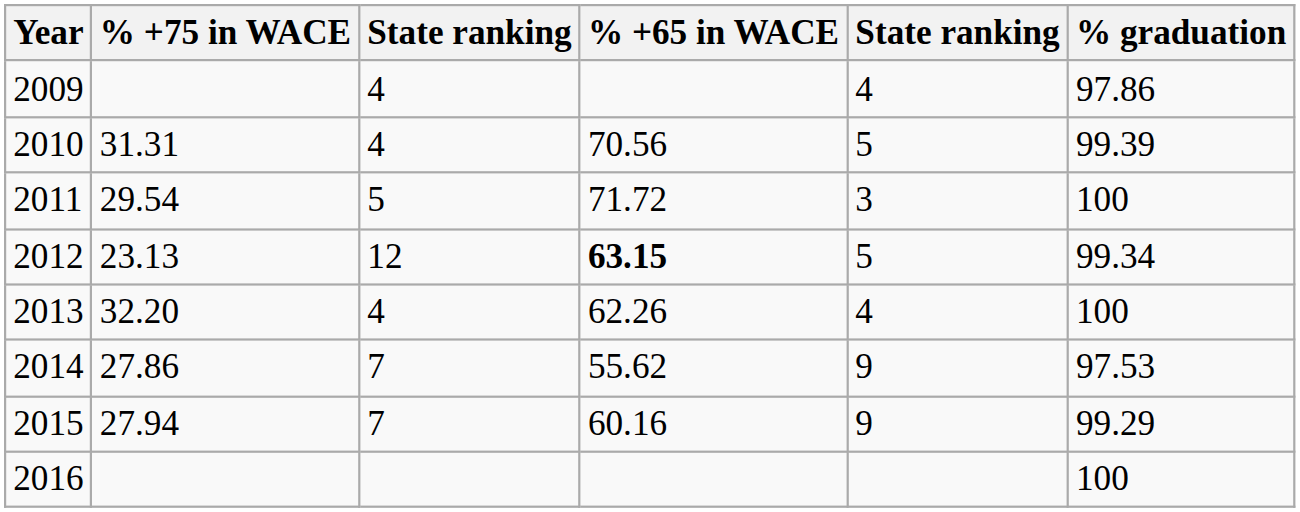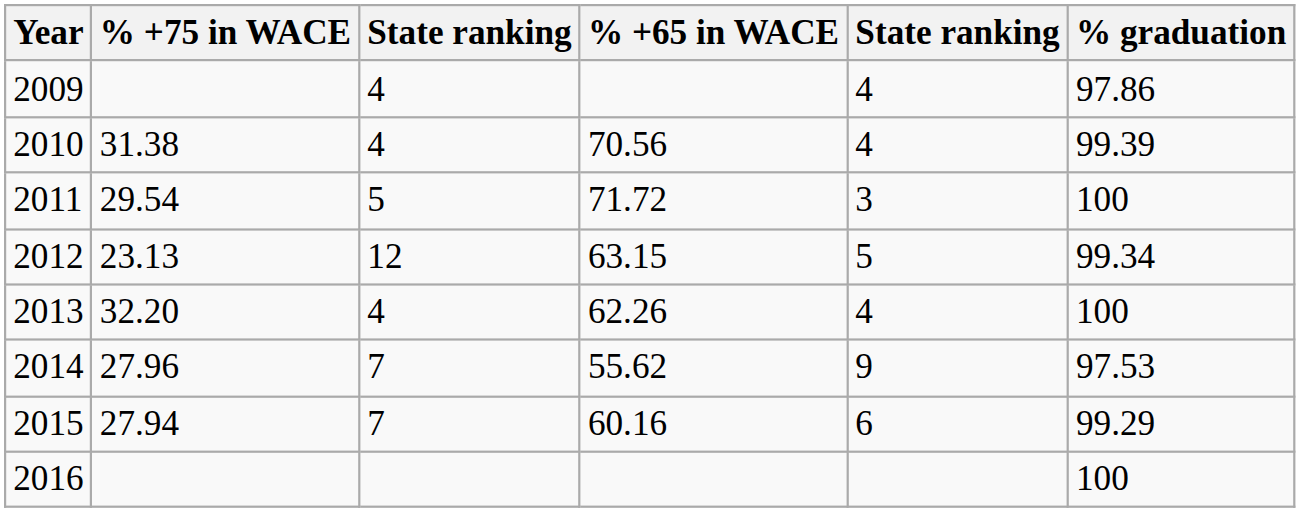(139, 144) 31.31 -> (139, 144) 31.38
(864, 144) 5 -> (864, 144) 4
(627, 255) bold -> (627, 255) normal
(139, 367) 27.86 -> (139, 367) 27.96
(864, 423) 9 -> (864, 423) 6
